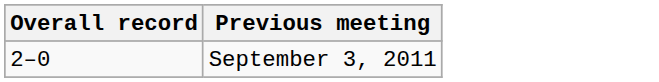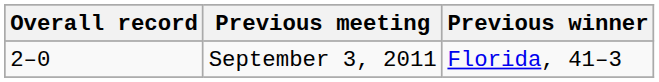+ column: (548, 23)
